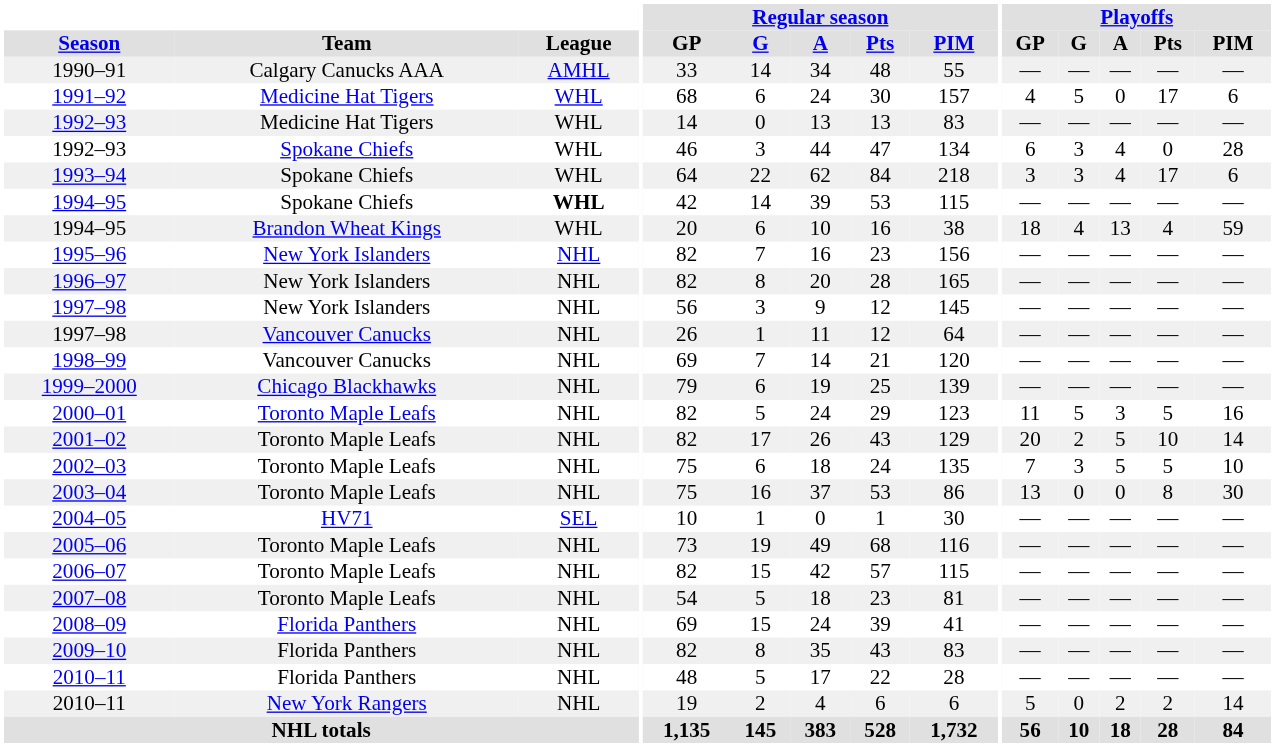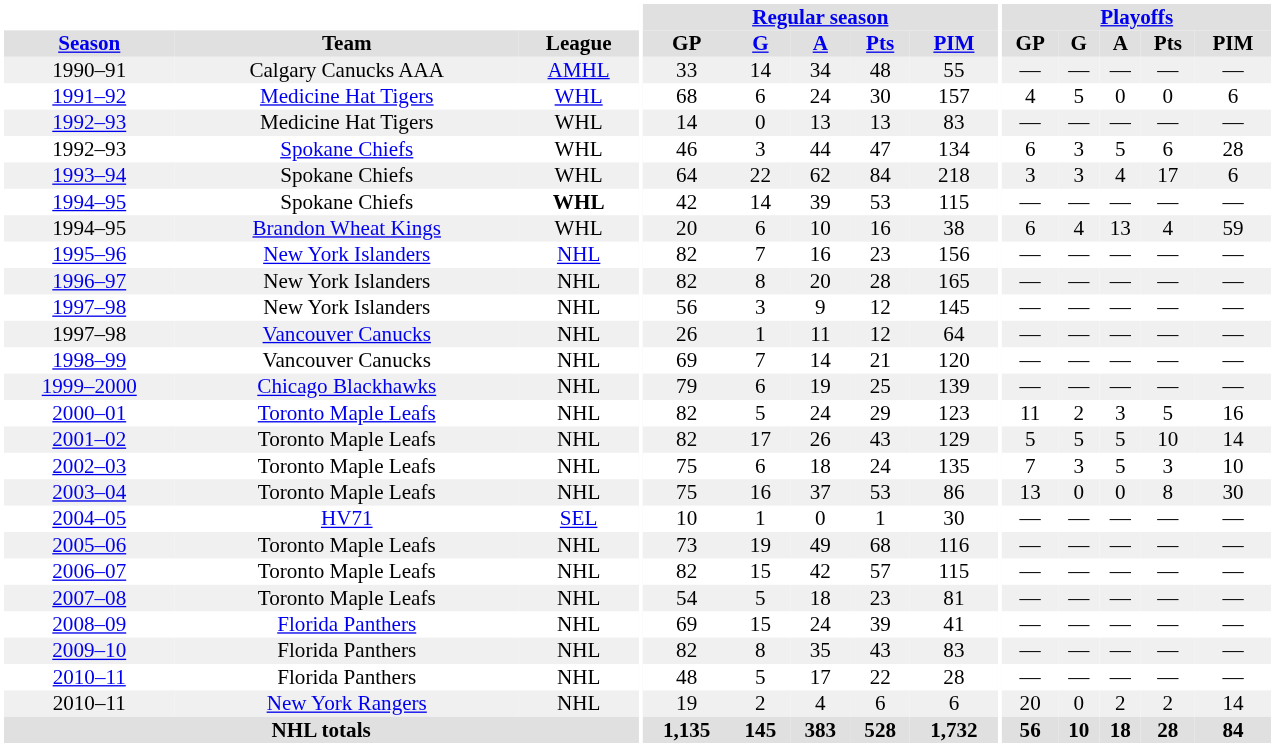(1168, 96) 17 -> (1168, 96) 0
(1120, 149) 4 -> (1120, 149) 5
(1168, 149) 0 -> (1168, 149) 6
(1030, 228) 18 -> (1030, 228) 6
(1079, 413) 5 -> (1079, 413) 2
(1030, 439) 20 -> (1030, 439) 5
(1079, 439) 2 -> (1079, 439) 5
(1168, 465) 5 -> (1168, 465) 3
(1030, 703) 5 -> (1030, 703) 20
